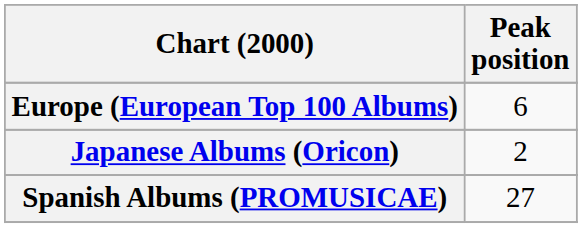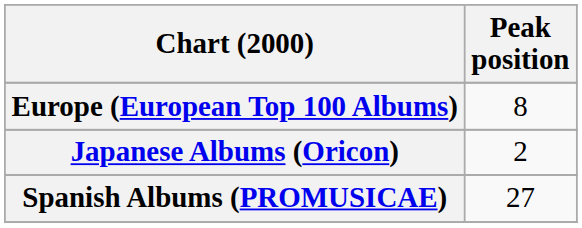(520, 105) 6 -> (520, 105) 8
